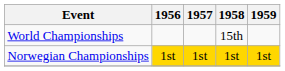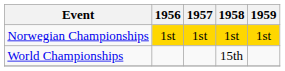rows swapped: (65, 35) <-> (78, 55)
